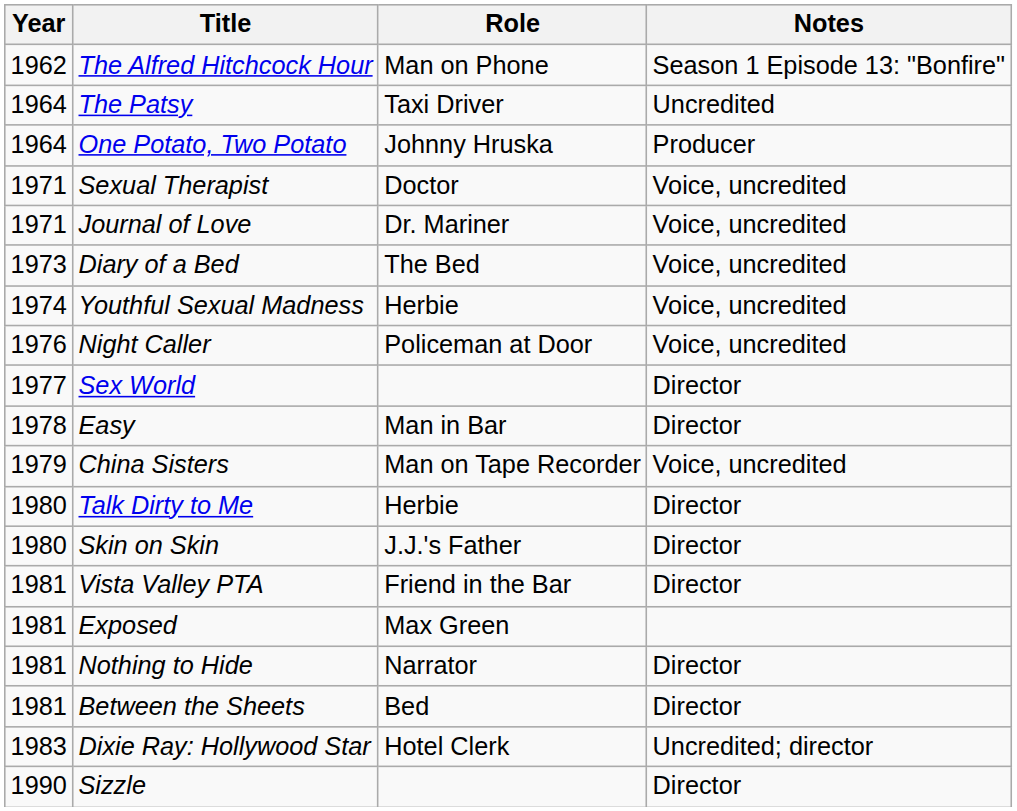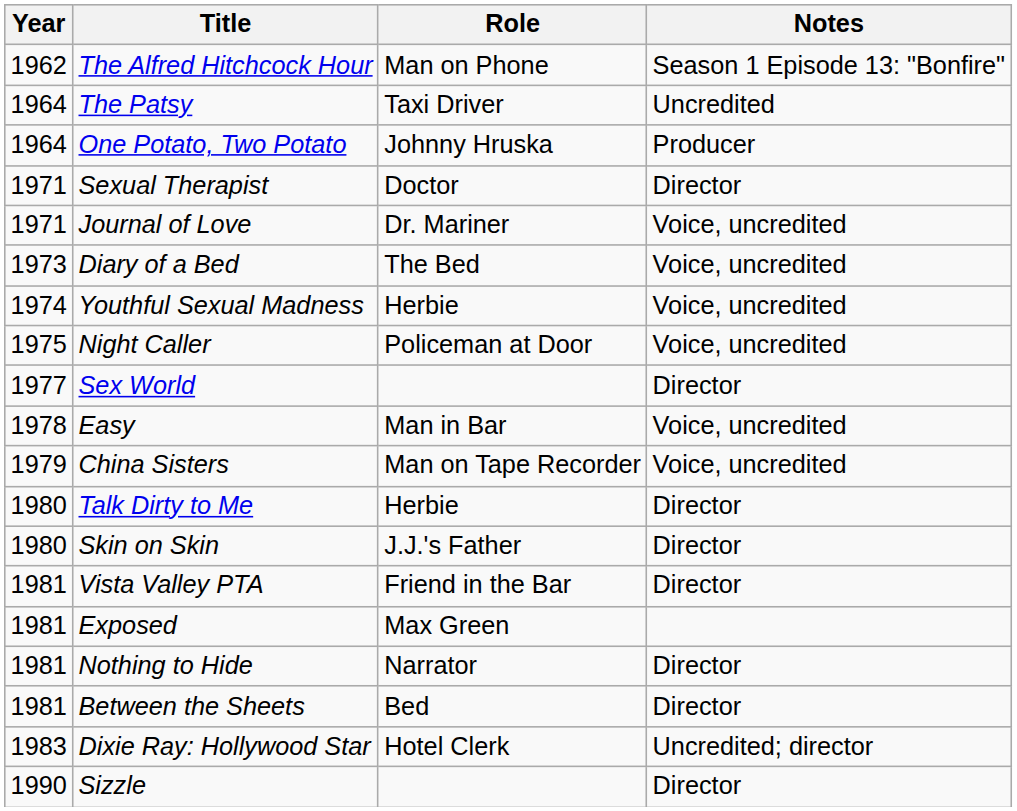(750, 184) Voice, uncredited -> (697, 184) Director
(39, 345) 1976 -> (39, 345) 1975
(697, 425) Director -> (750, 425) Voice, uncredited
